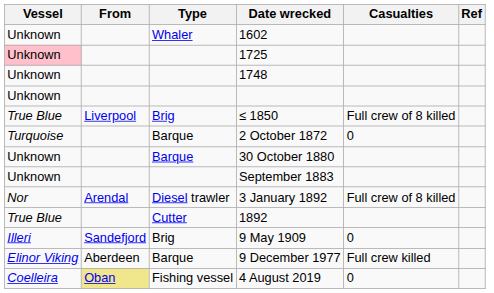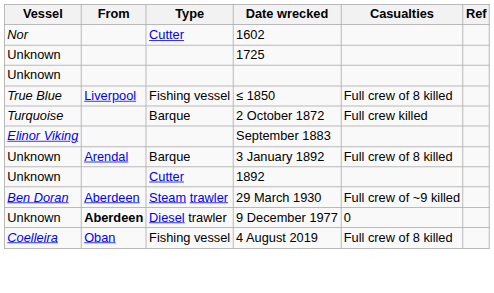(34, 34) Unknown -> (18, 34) Nor
(172, 34) Whaler -> (167, 34) Cutter
(34, 55) pink background -> (34, 55) no background
- row: (253, 75)
(163, 116) Brig -> (190, 95) Fishing vessel
(350, 136) 0 -> (386, 116) Full crew killed
- row: (287, 156)
(34, 177) Unknown -> (43, 136) Elinor Viking
(18, 197) Nor -> (34, 156) Unknown
(191, 197) Diesel trawler -> (170, 156) Barque
(35, 217) True Blue -> (34, 177) Unknown
- row: (272, 237)
+ row: (279, 197)
(43, 258) Elinor Viking -> (34, 217) Unknown
(112, 258) normal -> (114, 217) bold
(173, 258) Barque -> (188, 217) Diesel trawler
(389, 258) Full crew killed -> (347, 217) 0
(100, 278) khaki background -> (100, 237) no background
(350, 278) 0 -> (398, 237) Full crew of 8 killed
